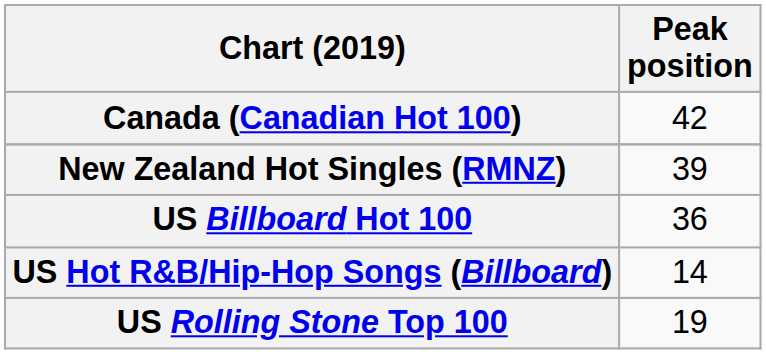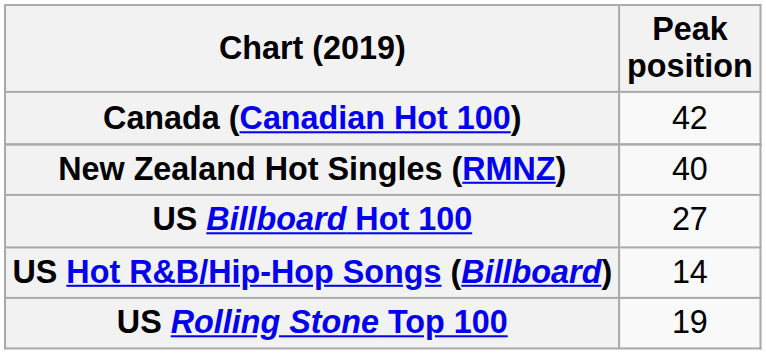(690, 169) 39 -> (690, 169) 40
(690, 220) 36 -> (690, 220) 27
